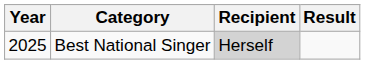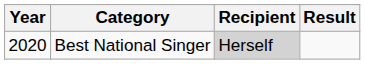(28, 45) 2025 -> (28, 45) 2020
